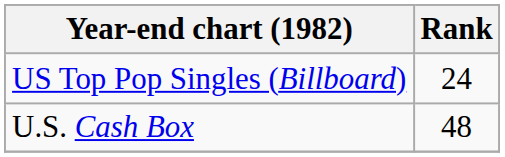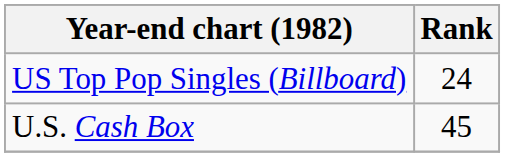(457, 126) 48 -> (457, 126) 45
